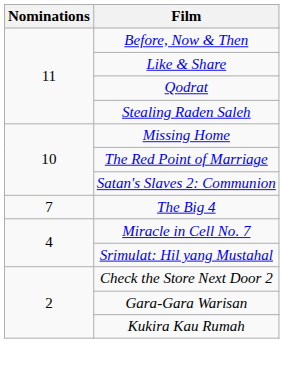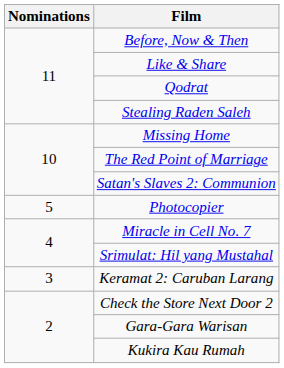- row: (186, 207)
+ row: (186, 207)
+ row: (186, 278)
